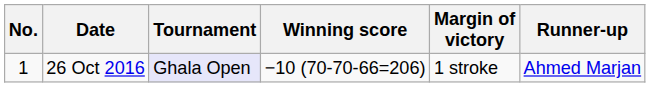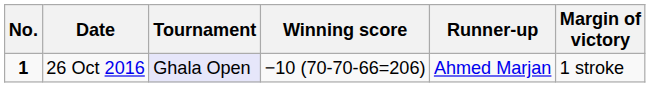columns swapped: (475, 29) <-> (582, 29)
(23, 68) normal -> (23, 68) bold
